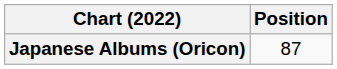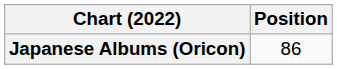(291, 49) 87 -> (291, 49) 86
